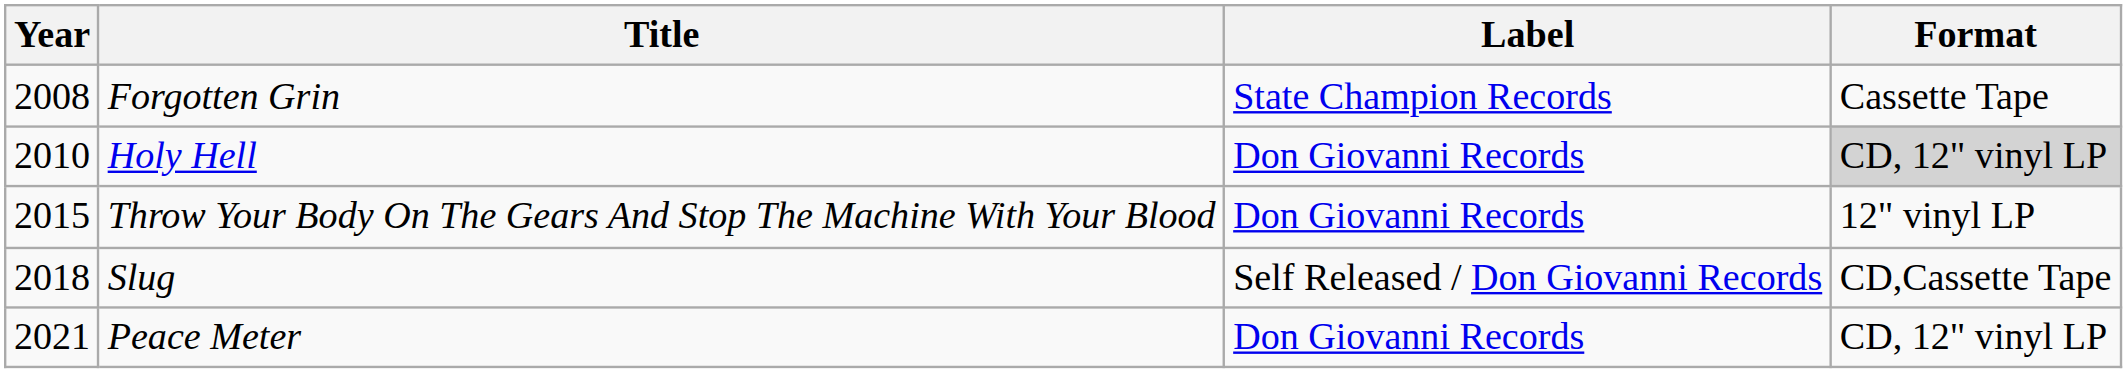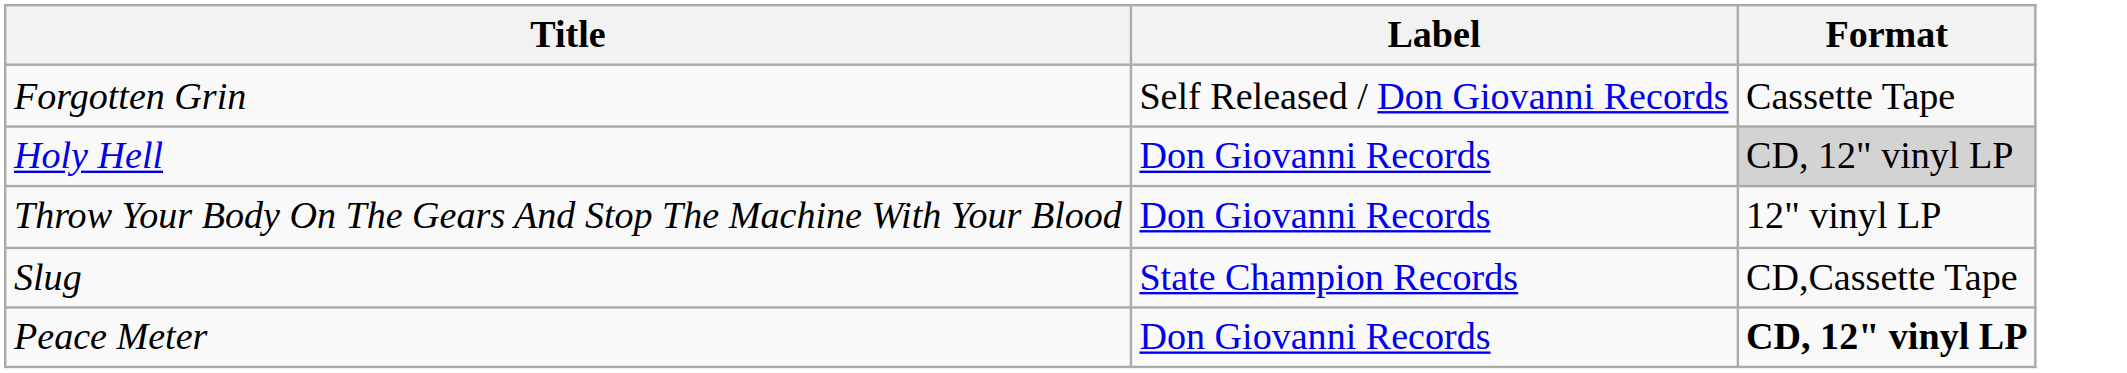- column: (52, 34)
(1422, 95) State Champion Records -> (1434, 95) Self Released / Don Giovanni Records
(1528, 276) Self Released / Don Giovanni Records -> (1329, 276) State Champion Records
(1973, 336) normal -> (1887, 336) bold
